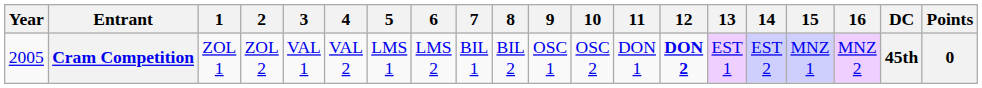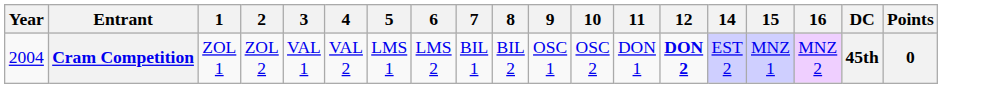- column: (727, 18)
(26, 57) 2005 -> (26, 57) 2004
